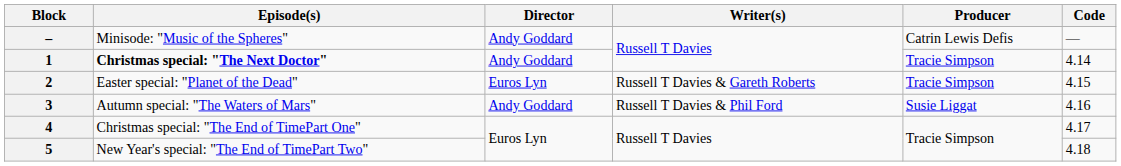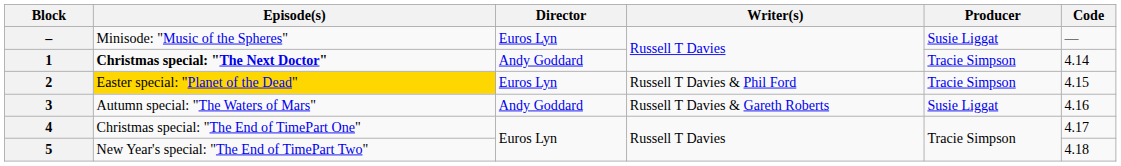(530, 37) Andy Goddard -> (528, 37) Euros Lyn
(959, 37) Catrin Lewis Defis -> (963, 37) Susie Liggat
(197, 82) no background -> (197, 82) gold background
(716, 82) Russell T Davies & Gareth Roberts -> (713, 82) Russell T Davies & Phil Ford
(699, 104) Russell T Davies & Phil Ford -> (729, 104) Russell T Davies & Gareth Roberts
